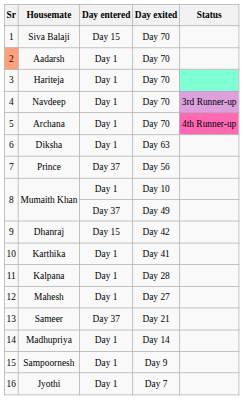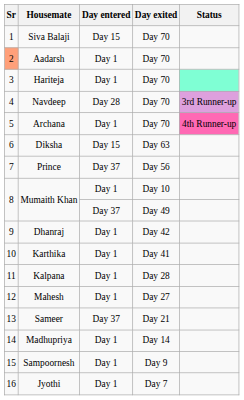(106, 102) Day 1 -> (106, 102) Day 28
(106, 145) Day 1 -> (106, 145) Day 15
(106, 232) Day 15 -> (106, 232) Day 1
